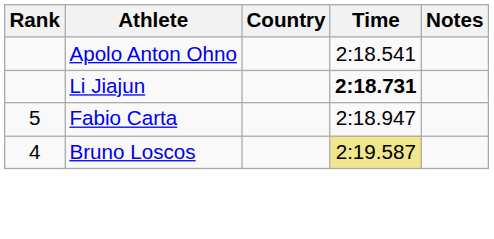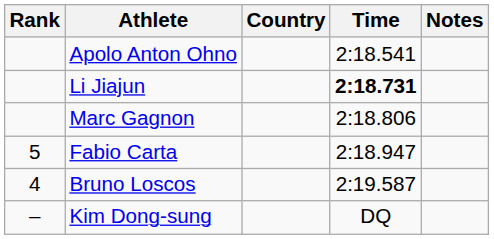+ row: (132, 119)
(376, 151) khaki background -> (376, 184) no background
+ row: (141, 217)
